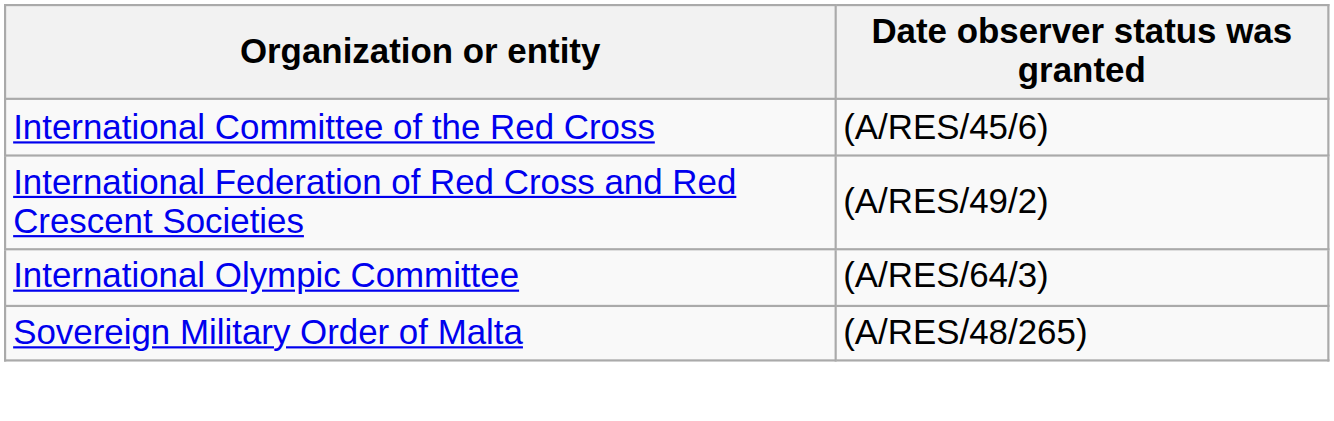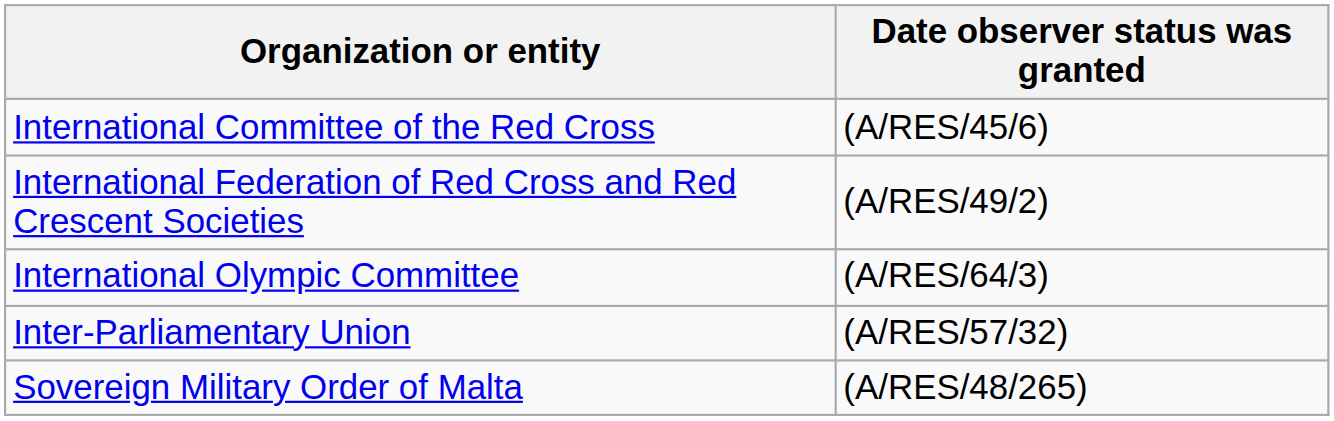+ row: (212, 331)
